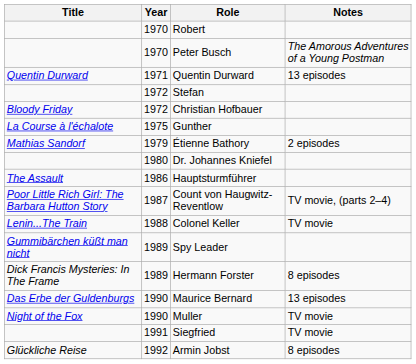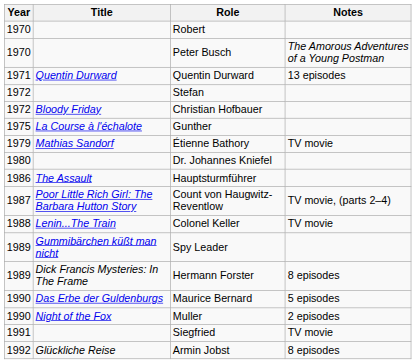columns swapped: (156, 13) <-> (73, 13)
(314, 144) 2 episodes -> (310, 144) TV movie
(317, 299) 13 episodes -> (314, 299) 5 episodes
(310, 316) TV movie -> (314, 316) 2 episodes
